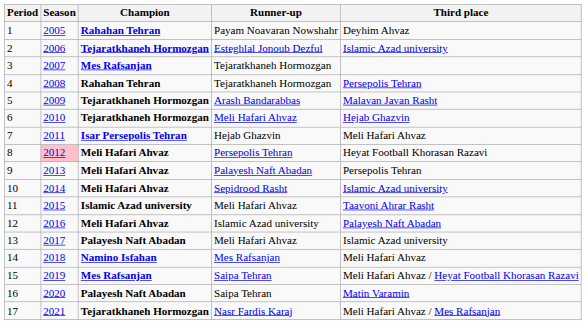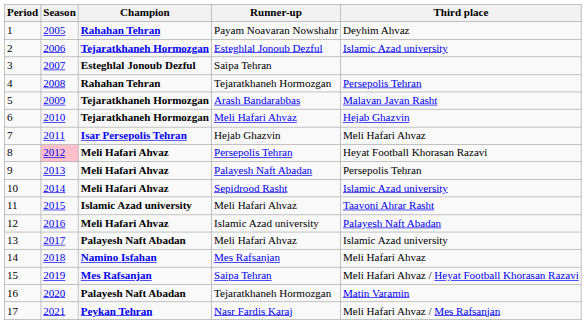(116, 65) Mes Rafsanjan -> (138, 65) Esteghlal Jonoub Dezful
(273, 65) Tejaratkhaneh Hormozgan -> (243, 65) Saipa Tehran
(243, 293) Saipa Tehran -> (273, 293) Tejaratkhaneh Hormozgan
(145, 310) Tejaratkhaneh Hormozgan -> (117, 310) Peykan Tehran
